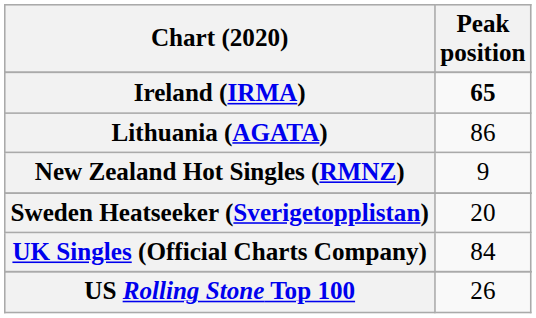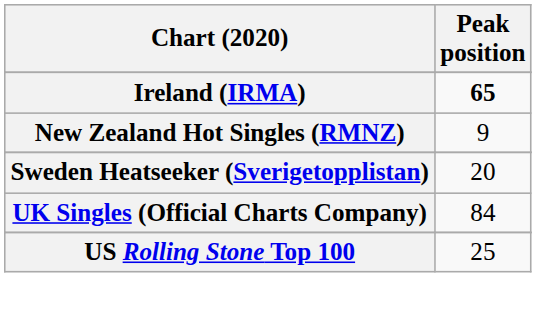- row: (220, 132)
(483, 291) 26 -> (483, 251) 25
